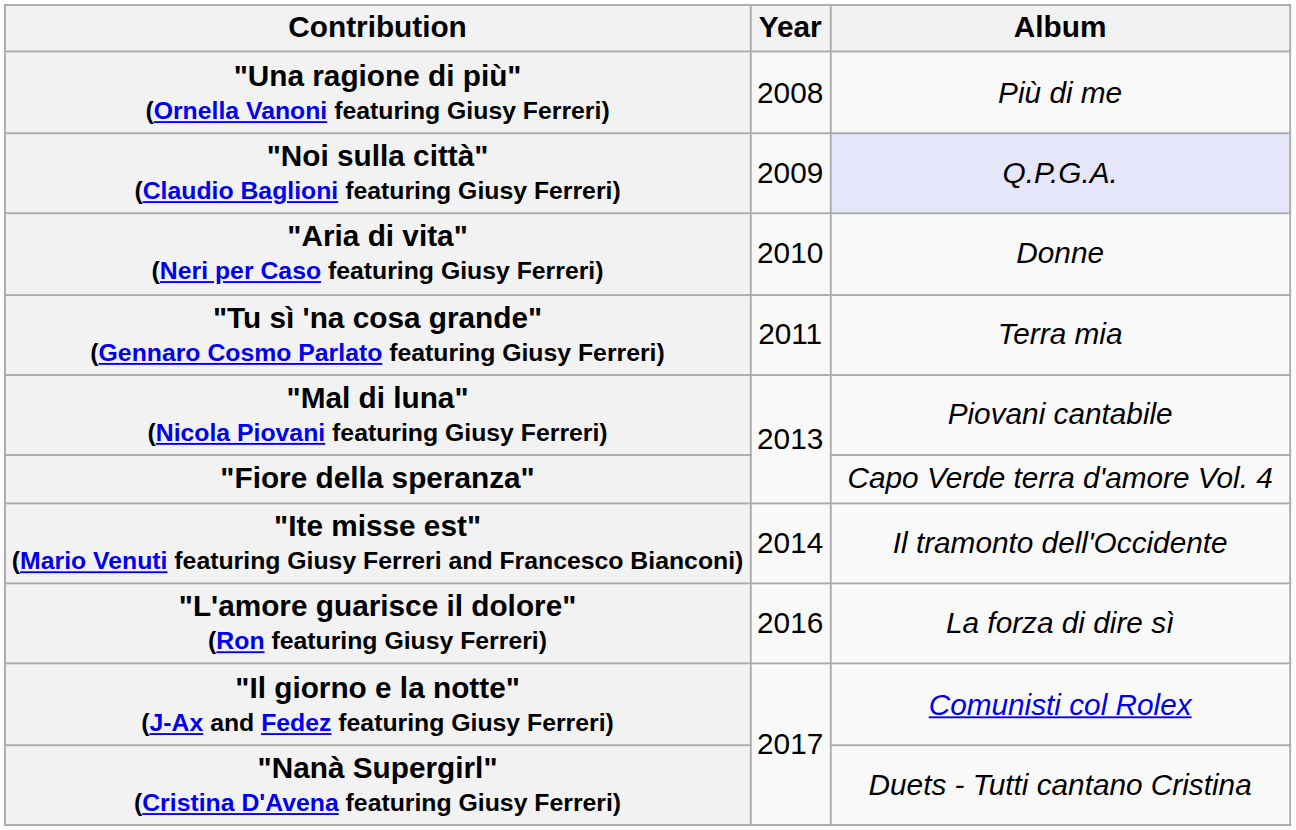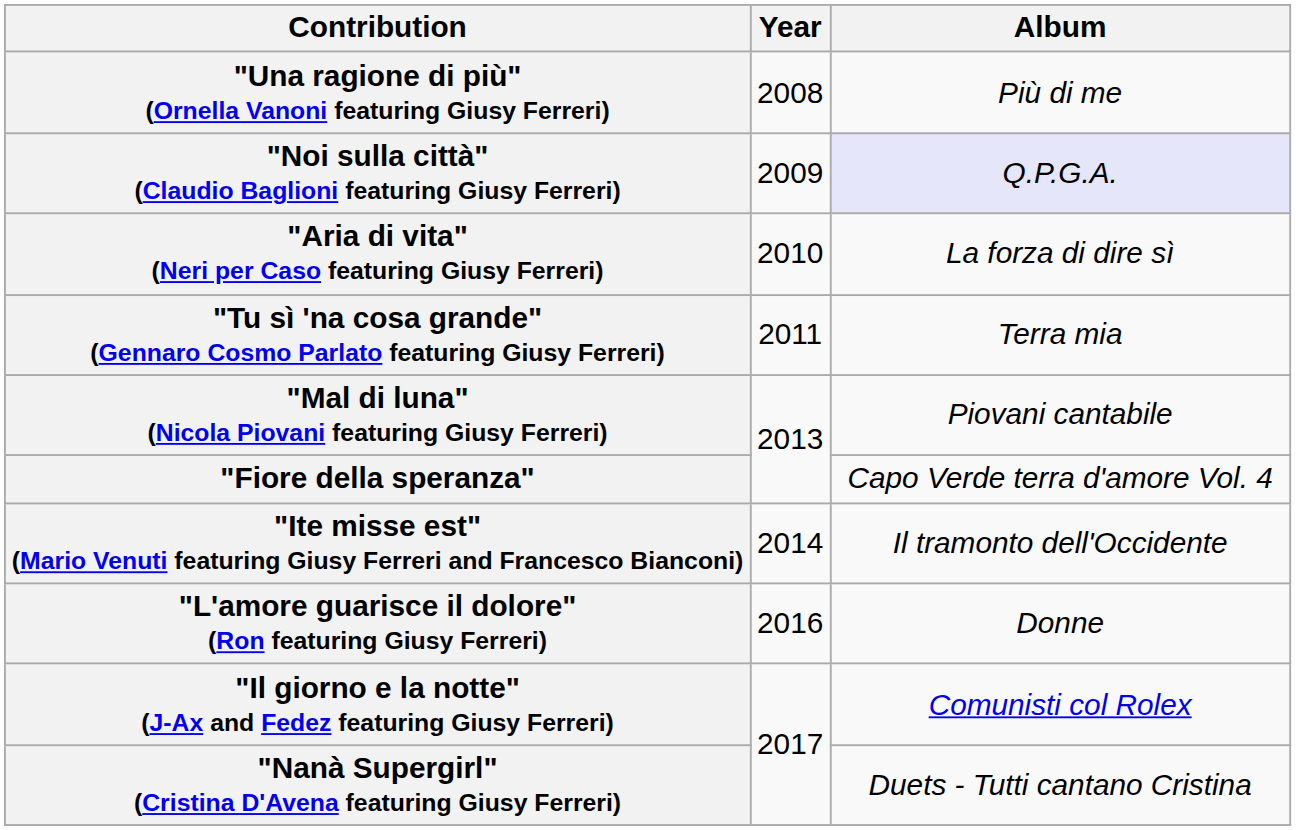(1060, 253) Donne -> (1060, 253) La forza di dire sì
(1060, 623) La forza di dire sì -> (1060, 623) Donne
